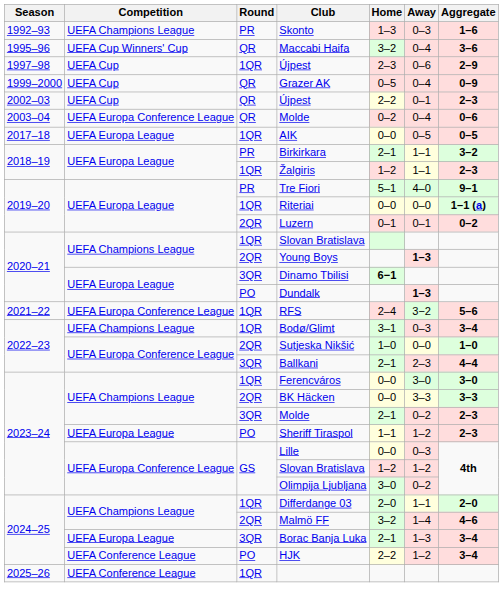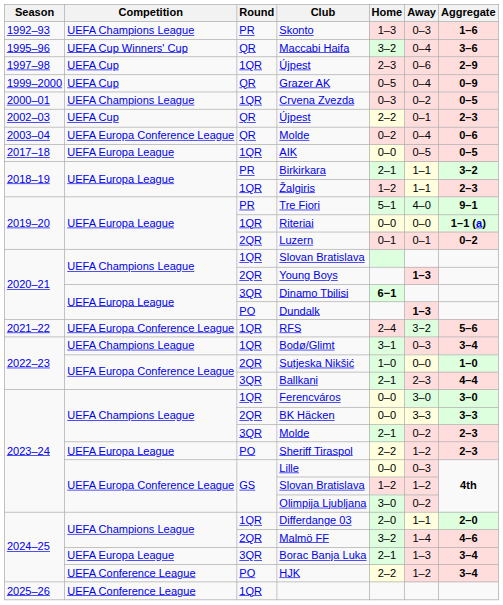+ row: (28, 100)
(387, 433) 1–1 -> (387, 450) 2–2
